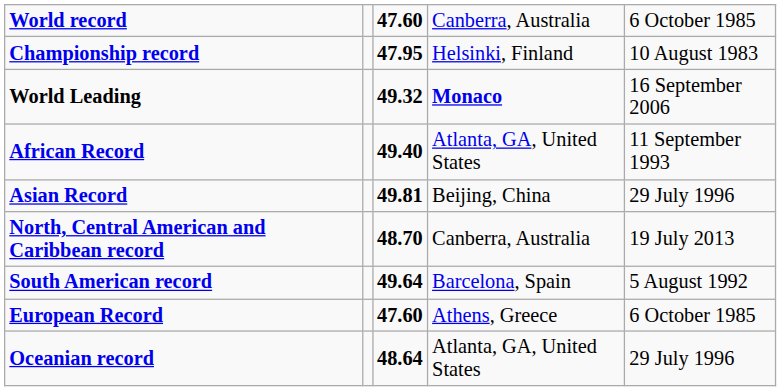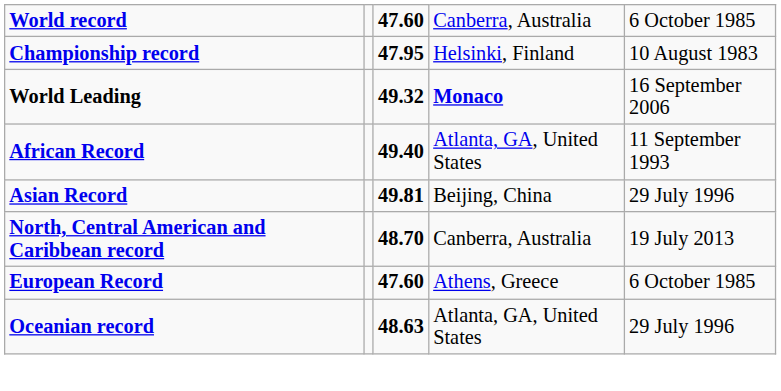- row: (111, 282)
(400, 358) 48.64 -> (401, 326) 48.63
